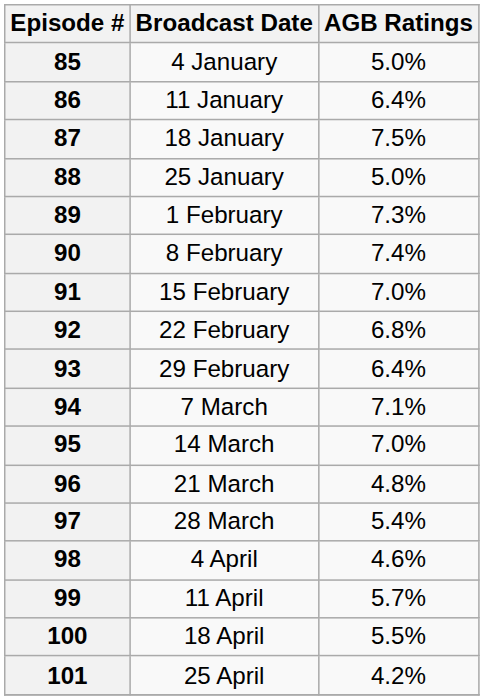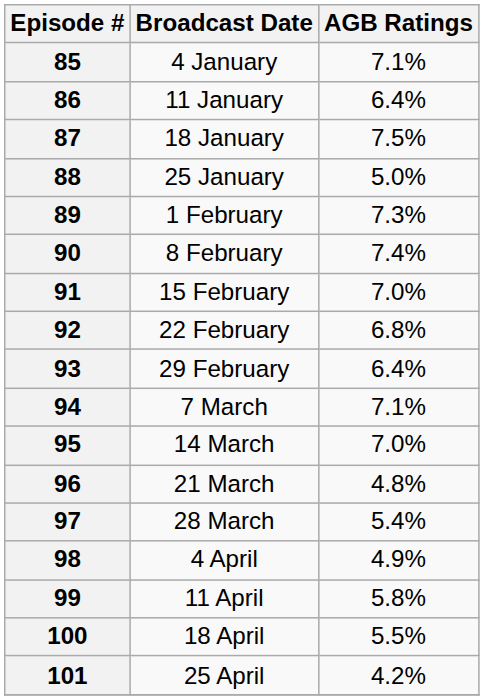(398, 61) 5.0% -> (398, 61) 7.1%
(398, 560) 4.6% -> (398, 560) 4.9%
(398, 598) 5.7% -> (398, 598) 5.8%
